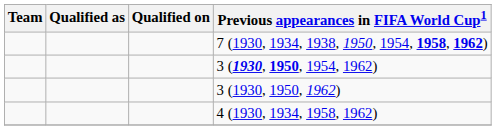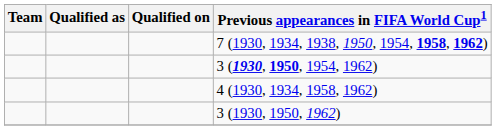rows swapped: (279, 90) <-> (297, 113)
